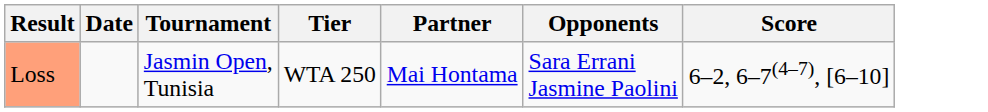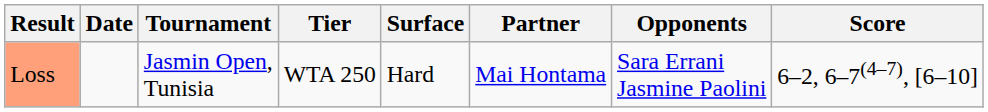+ column: (426, 23)
